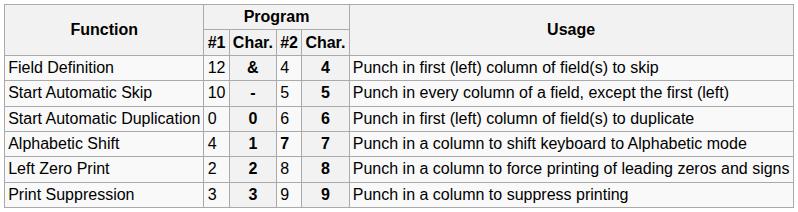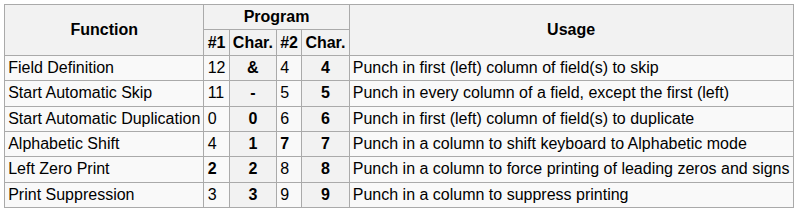(217, 93) 10 -> (216, 93) 11
(212, 169) normal -> (212, 169) bold
